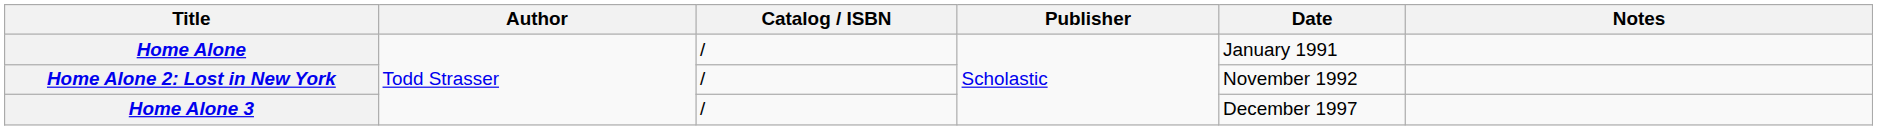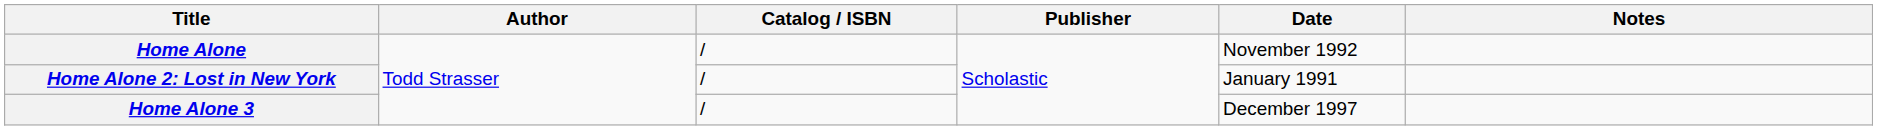(1280, 49) January 1991 -> (1290, 49) November 1992
(1290, 79) November 1992 -> (1280, 79) January 1991
